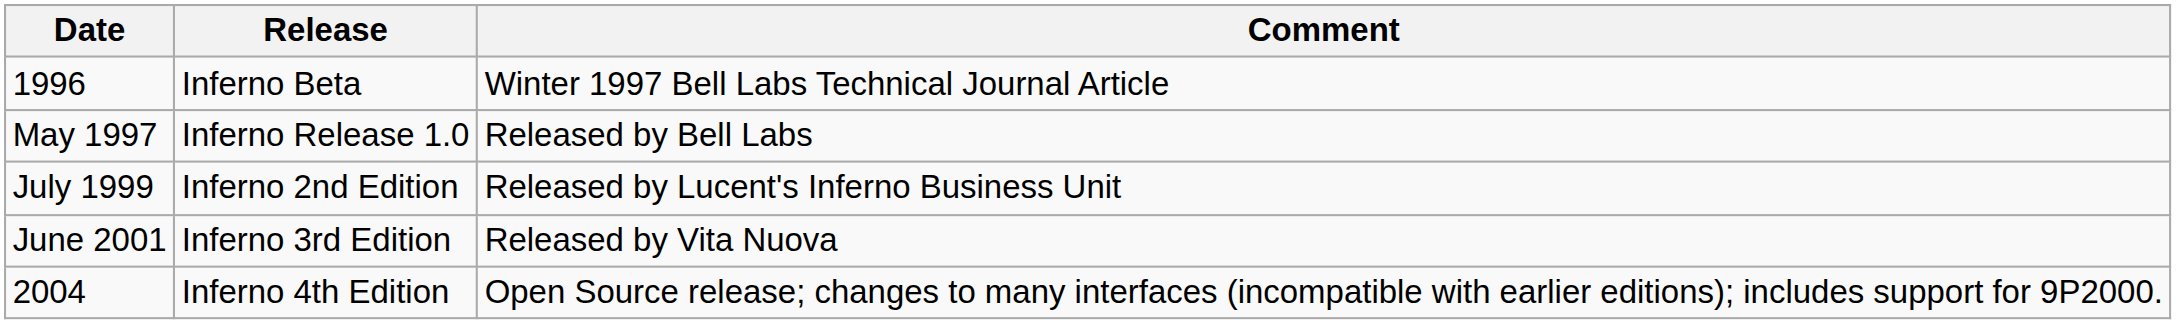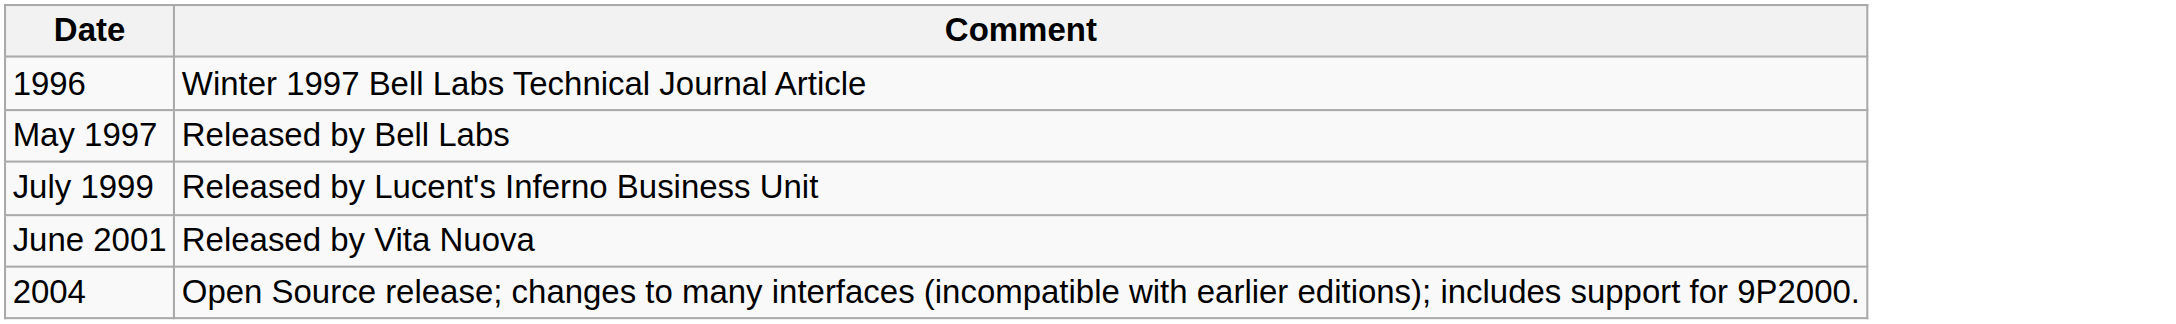- column: (326, 30)
